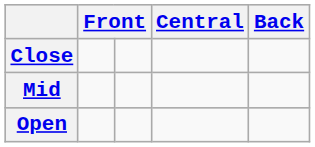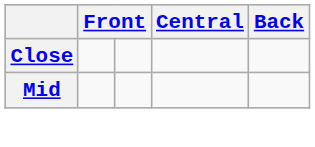- row: (42, 124)
